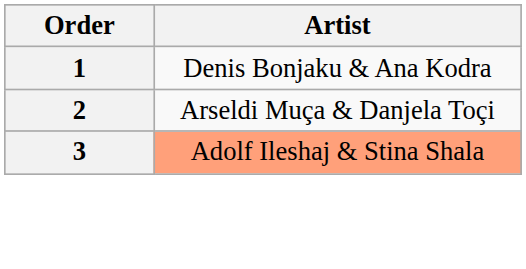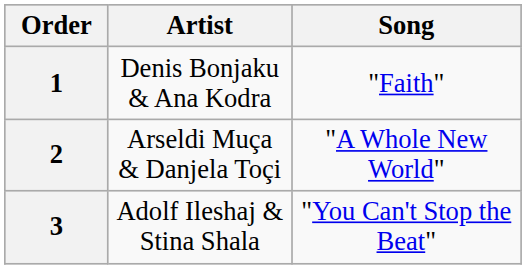+ column: (406, 25)
(337, 151) lightsalmon background -> (200, 226) no background
